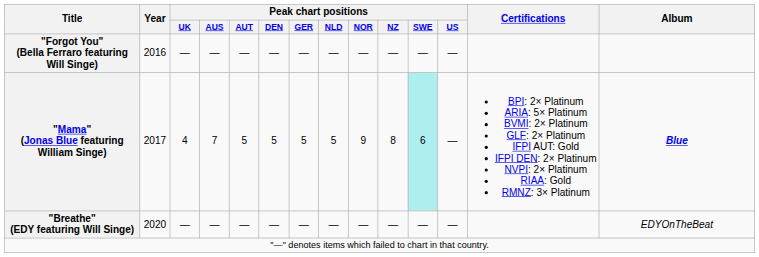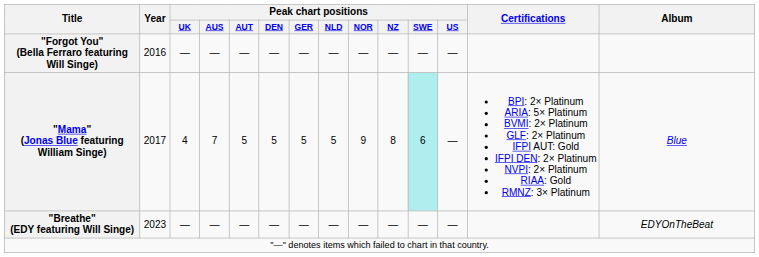(677, 141) bold -> (677, 141) normal
(155, 224) 2020 -> (155, 224) 2023
